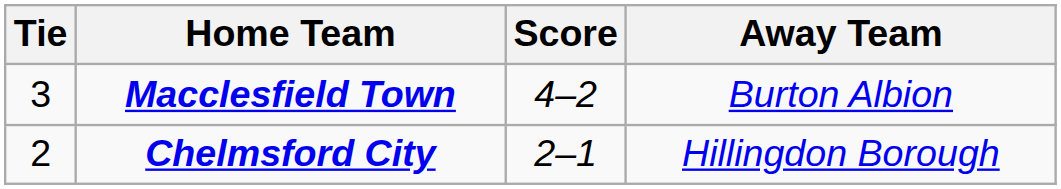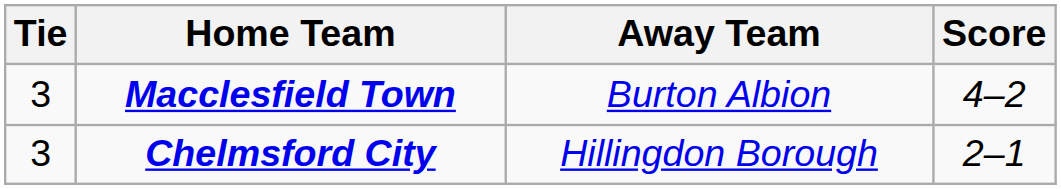columns swapped: (566, 34) <-> (841, 34)
(41, 153) 2 -> (41, 153) 3
